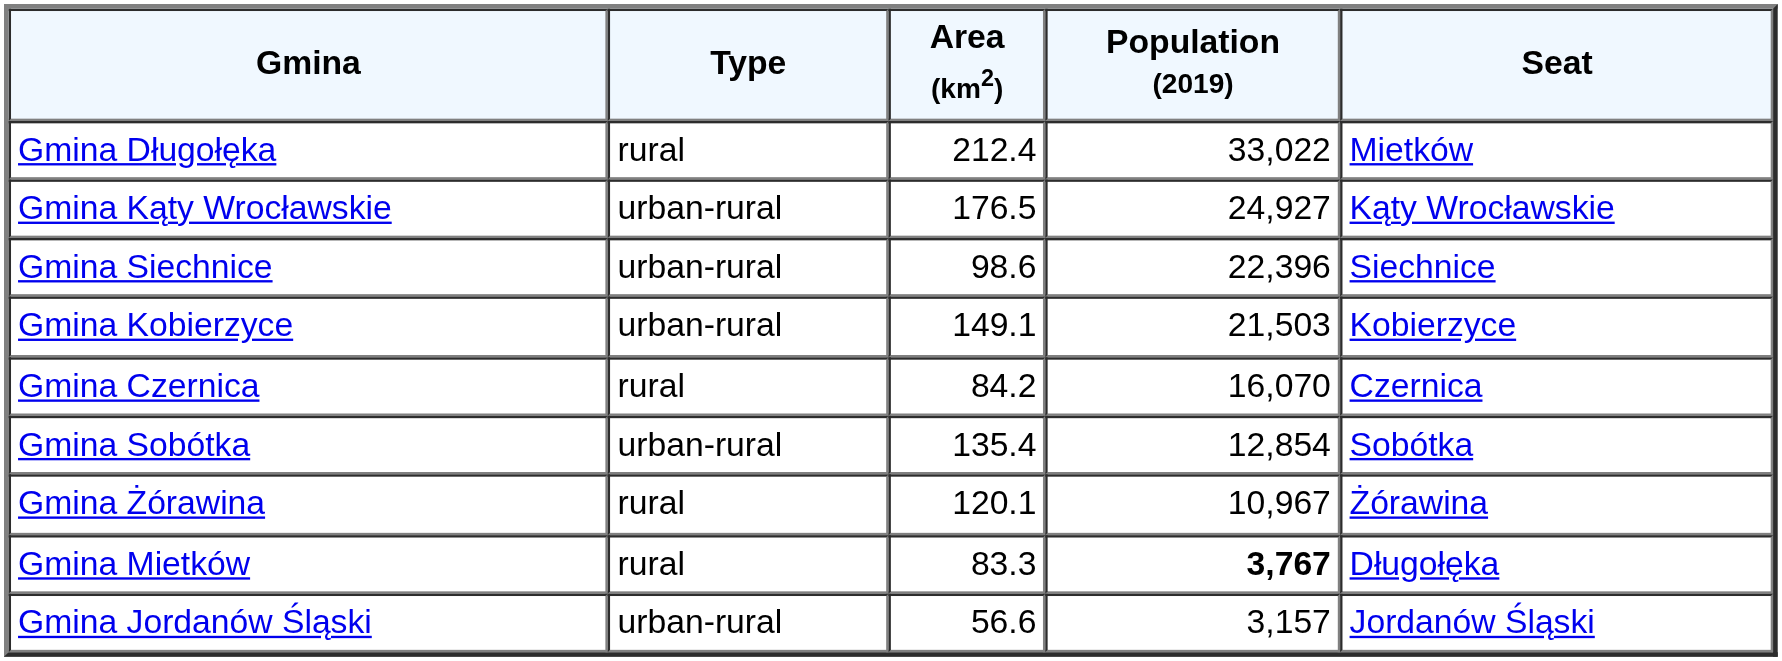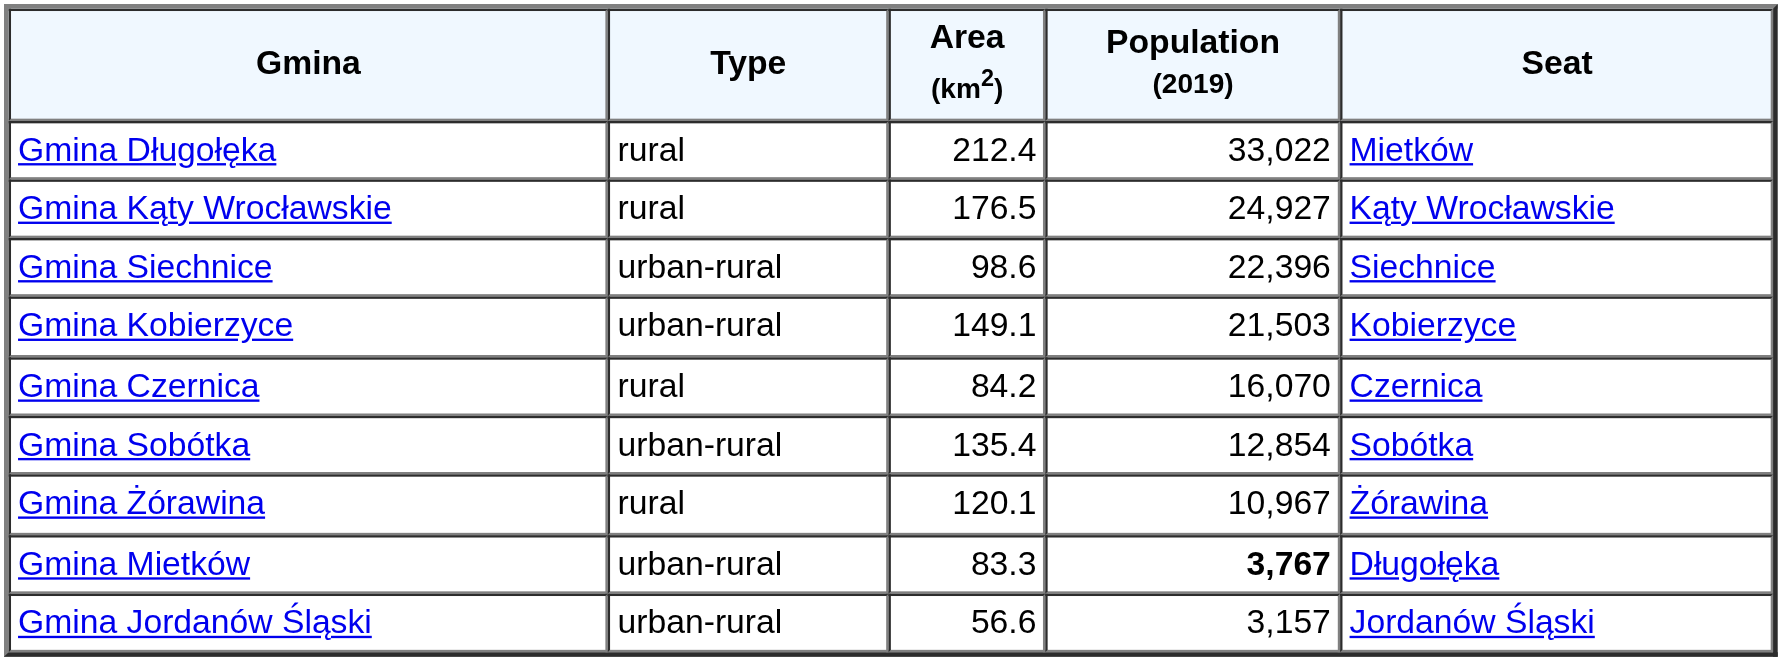(700, 207) urban-rural -> (651, 207) rural
(651, 562) rural -> (700, 562) urban-rural
